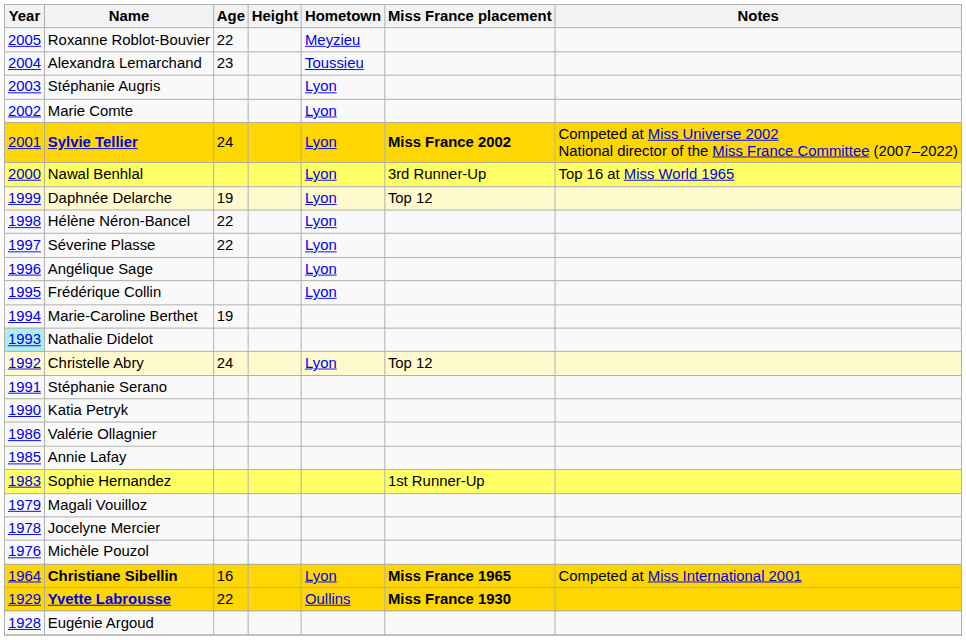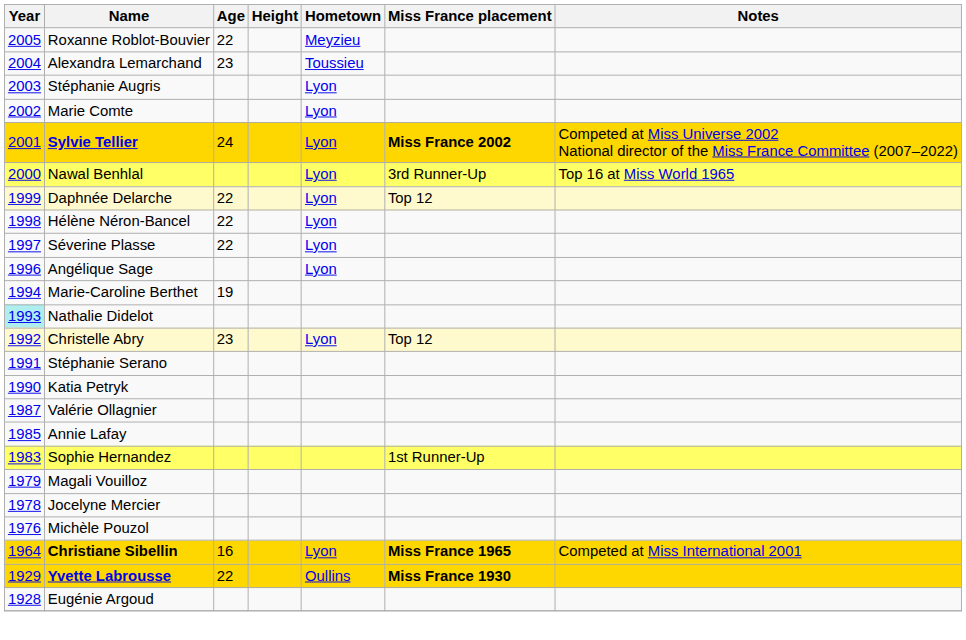(225, 198) 19 -> (225, 198) 22
- row: (105, 292)
(225, 363) 24 -> (225, 339) 23
(24, 434) 1986 -> (24, 410) 1987
